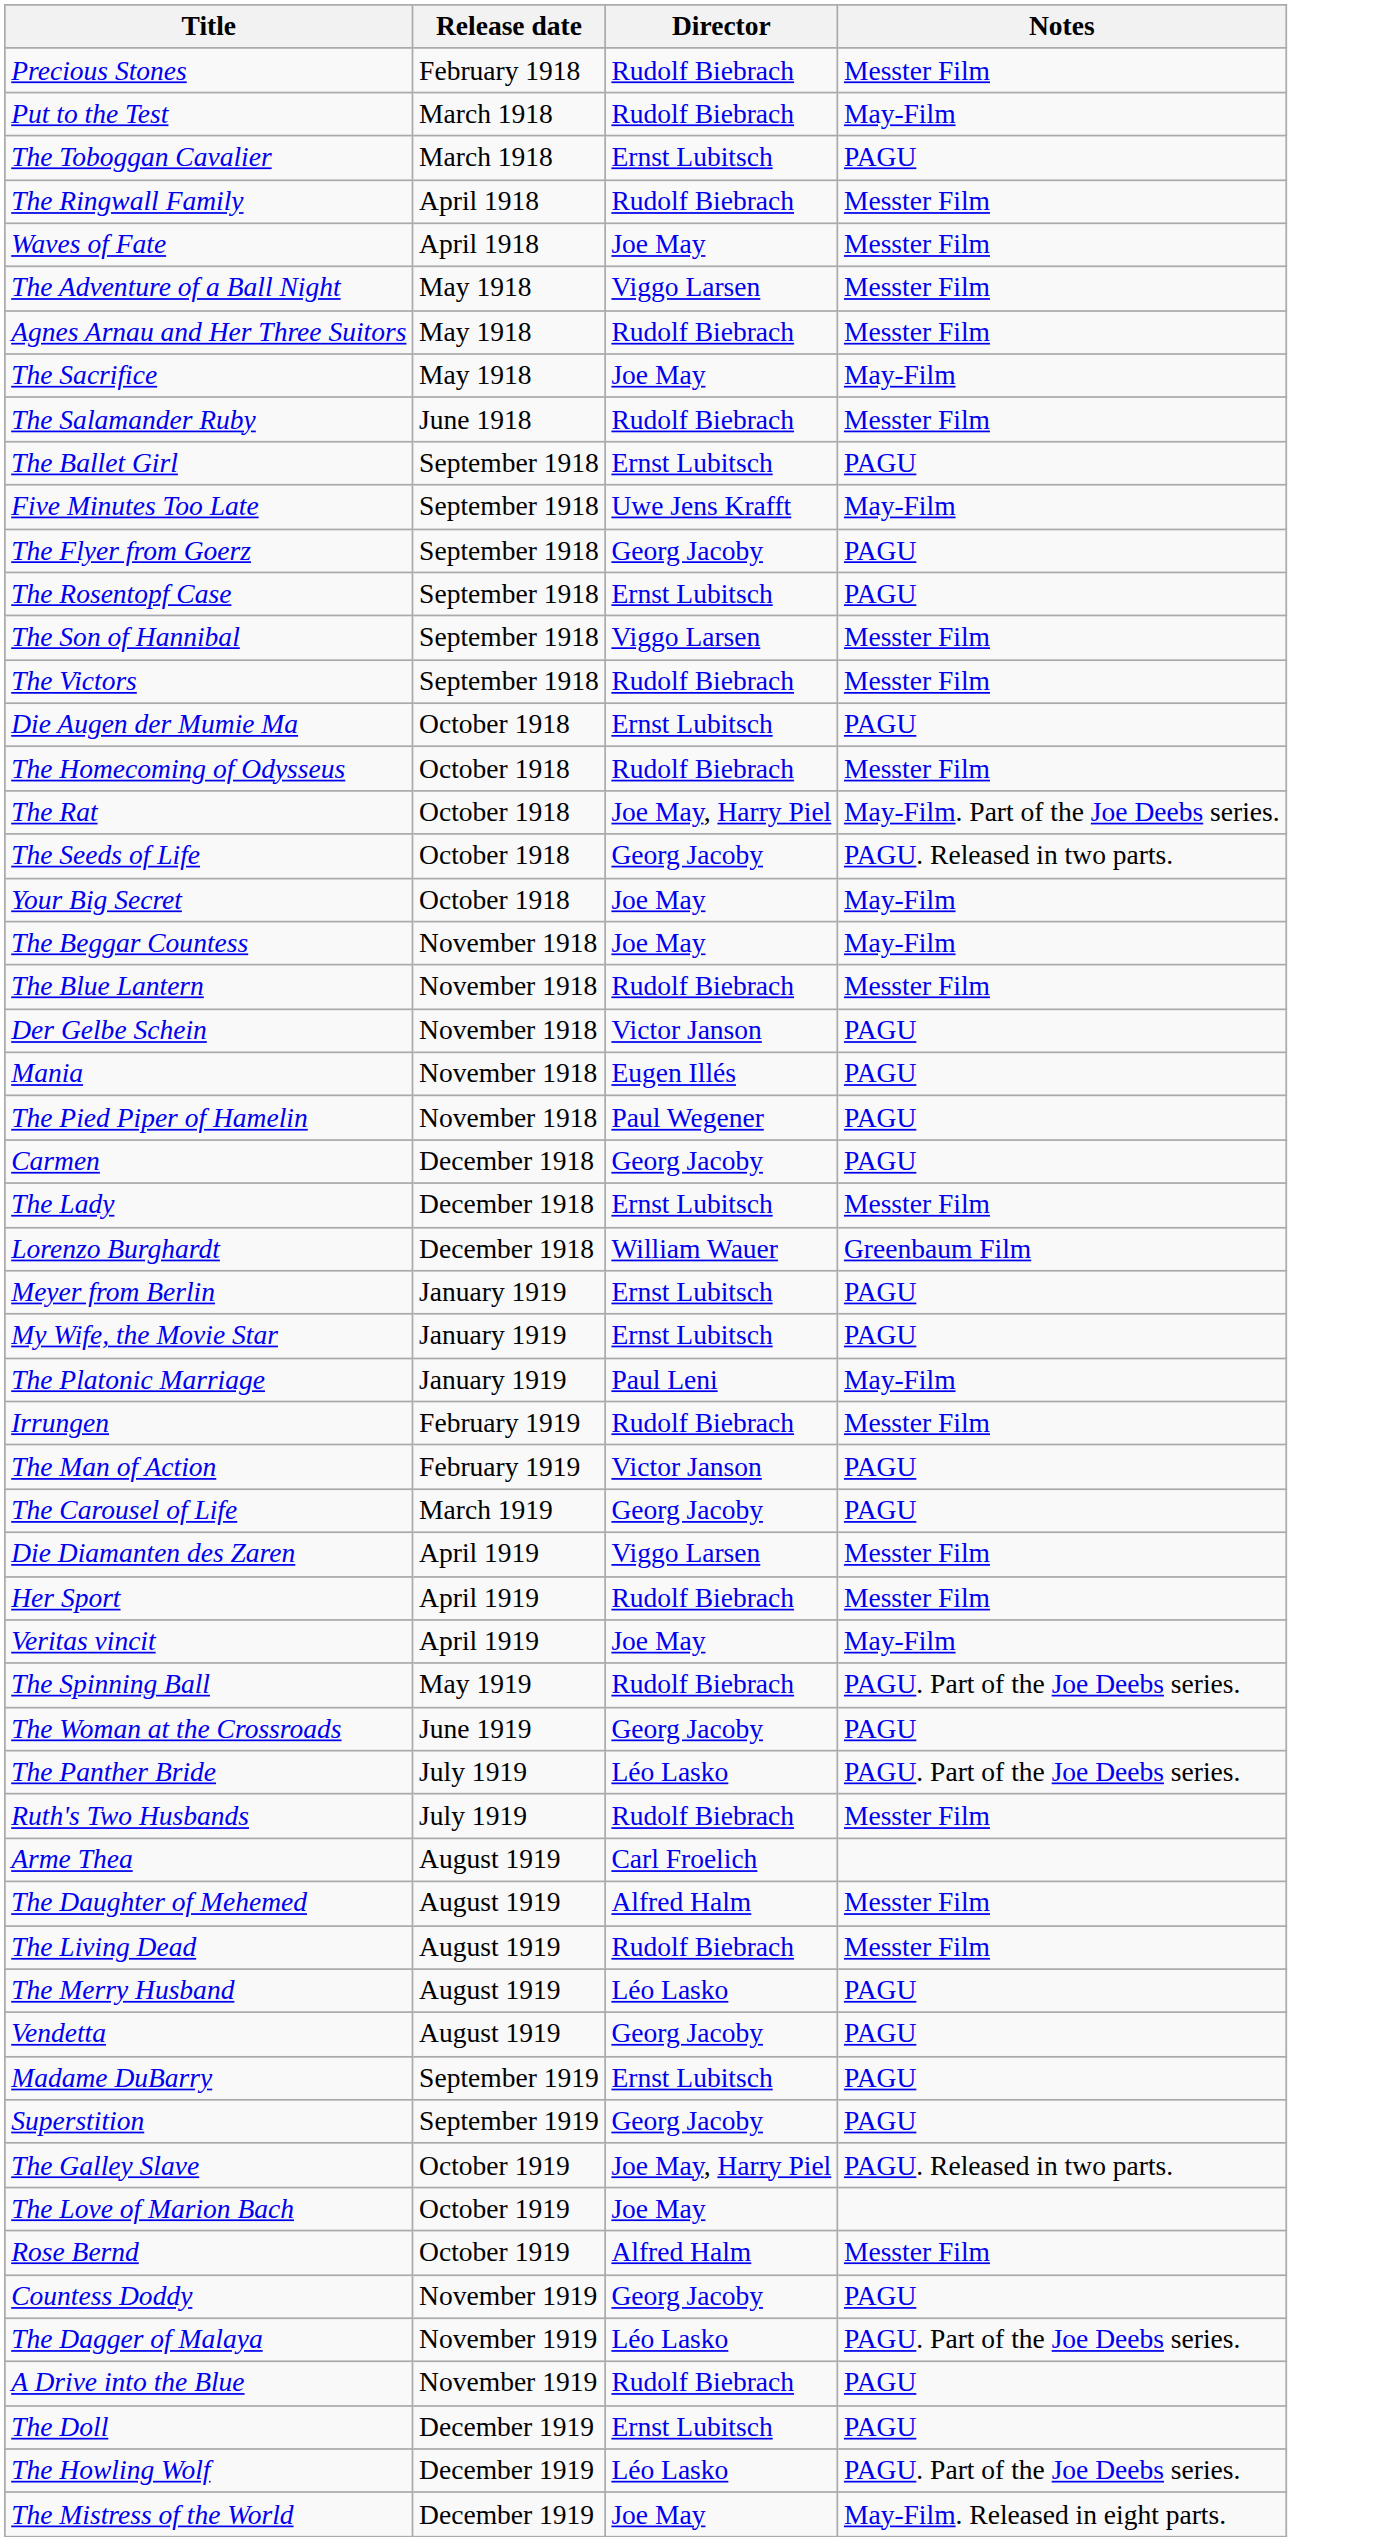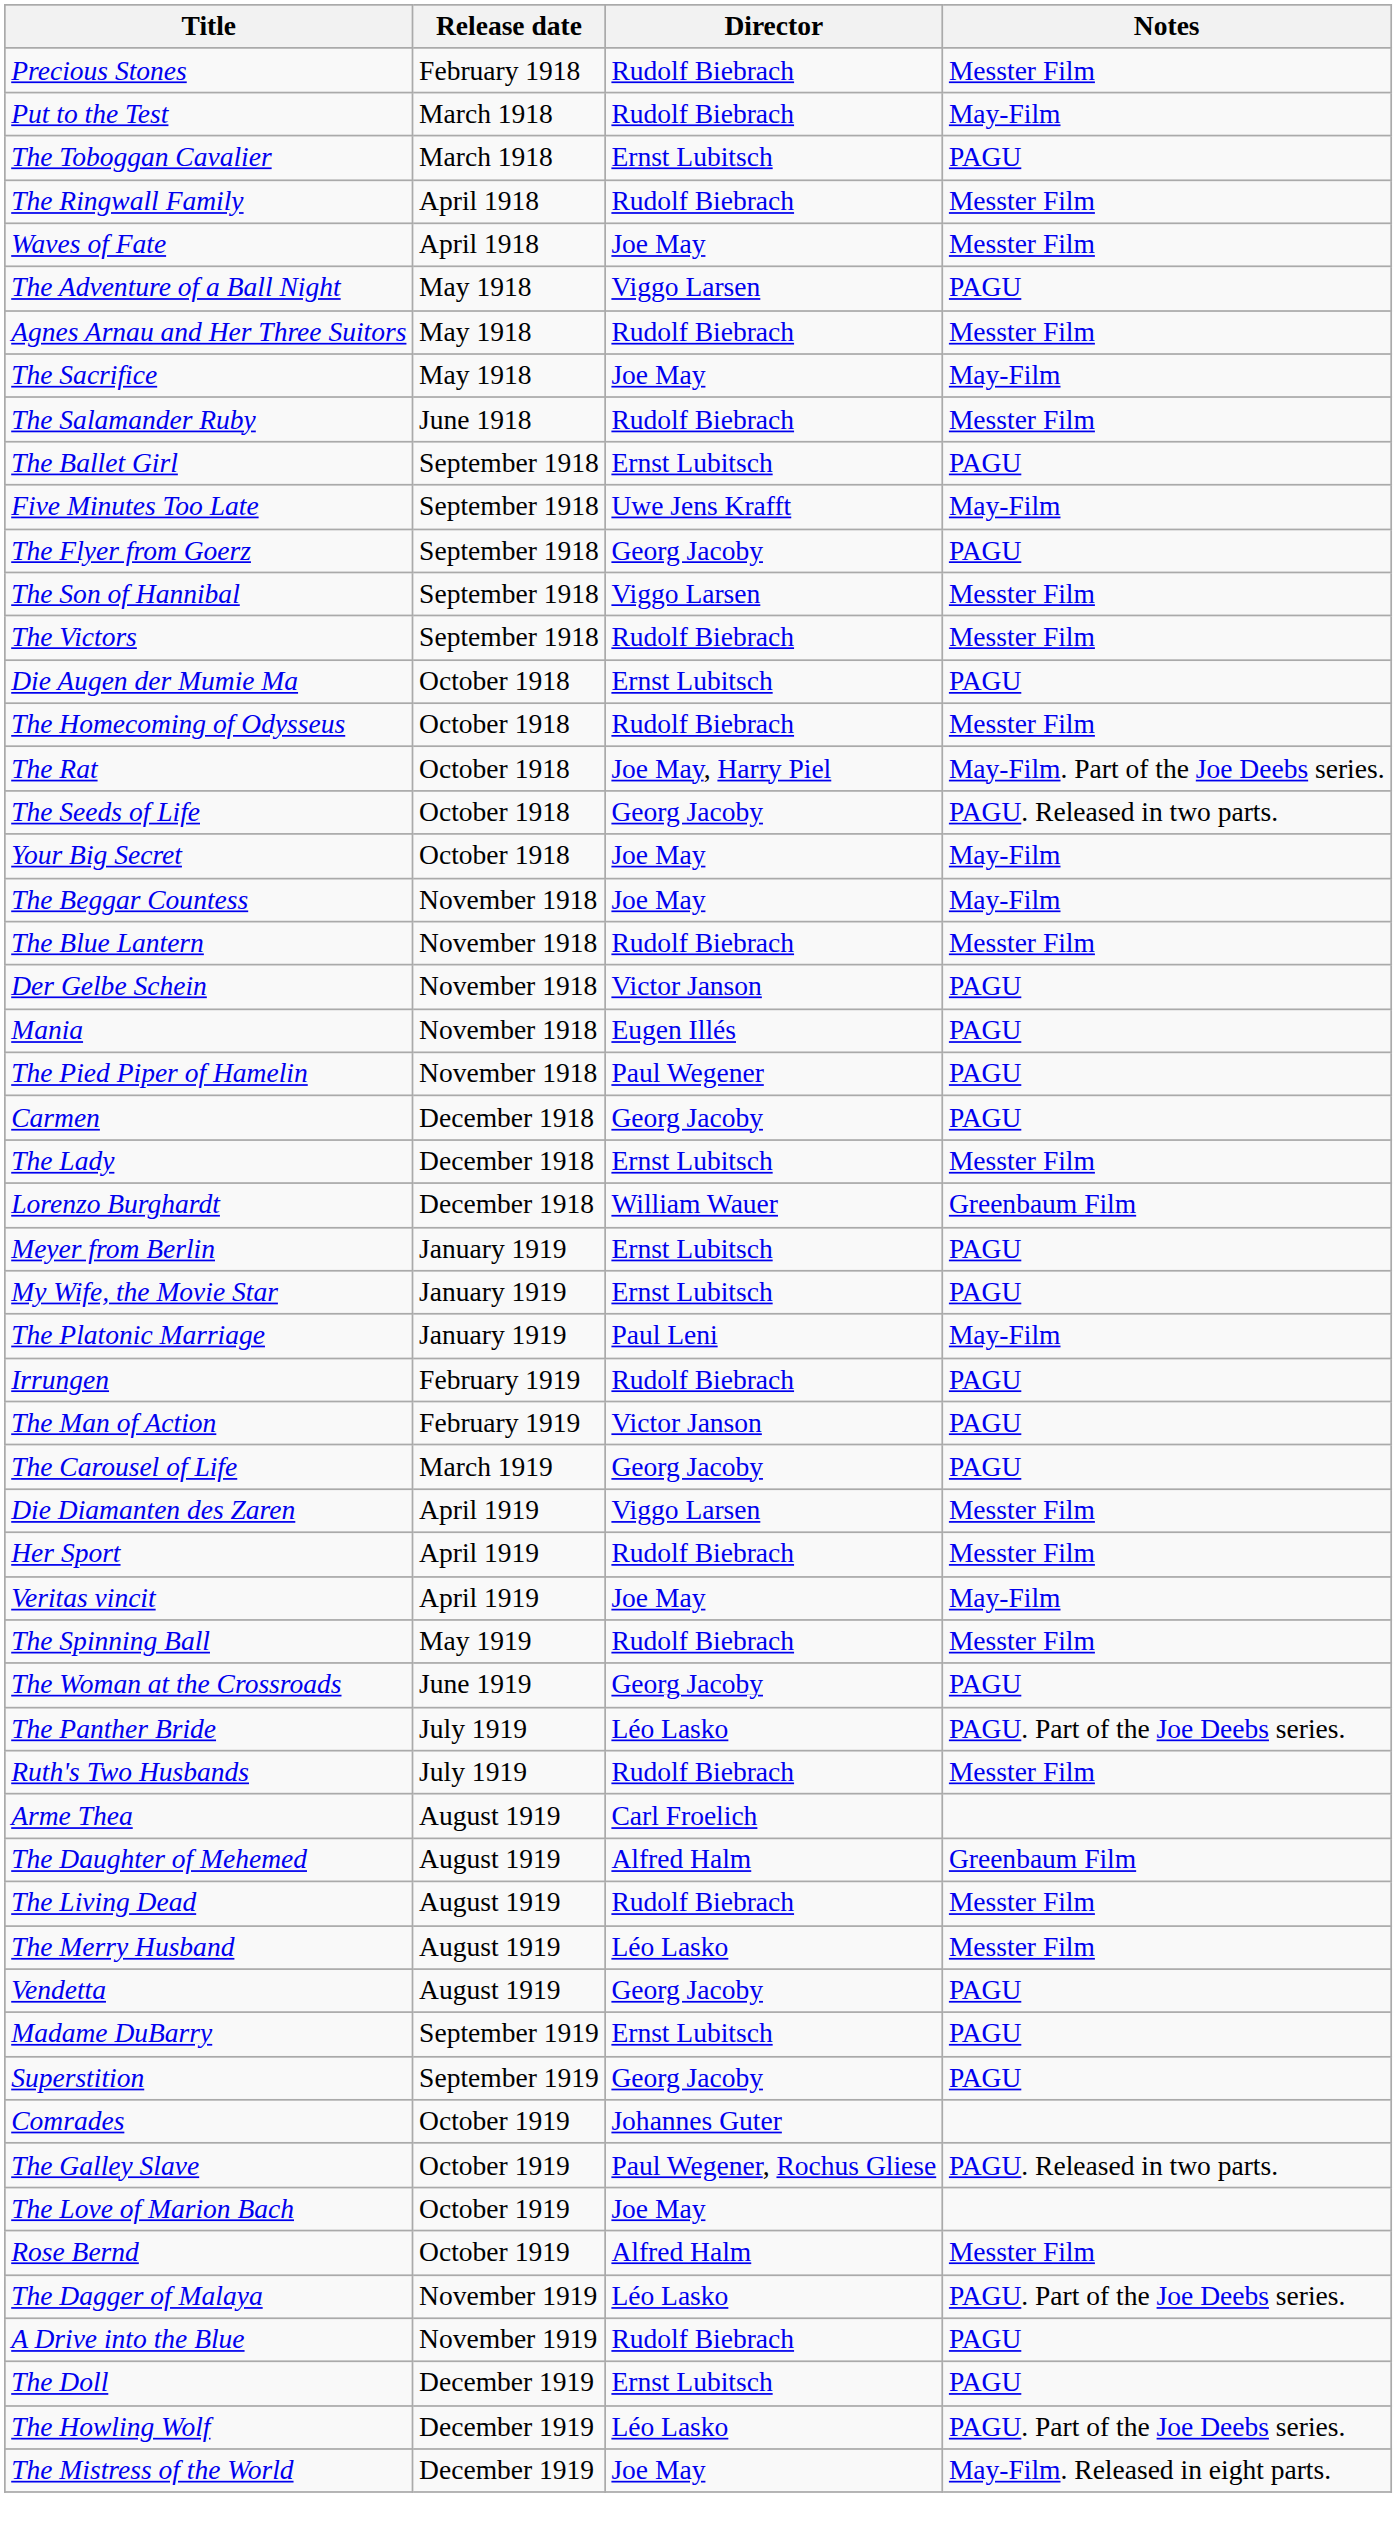(917, 288) Messter Film -> (985, 288) PAGU
- row: (121, 593)
(917, 1422) Messter Film -> (985, 1379) PAGU
(1042, 1684) PAGU. Part of the Joe Deebs series. -> (1022, 1641) Messter Film
(917, 1903) Messter Film -> (1043, 1859) Greenbaum Film
(880, 1990) PAGU -> (1022, 1946) Messter Film
+ row: (68, 2121)
(721, 2164) Joe May, Harry Piel -> (774, 2164) Paul Wegener, Rochus Gliese
- row: (102, 2295)
